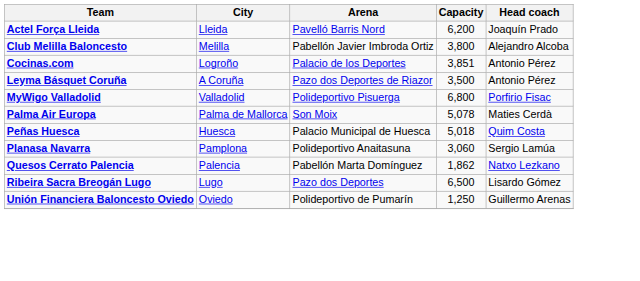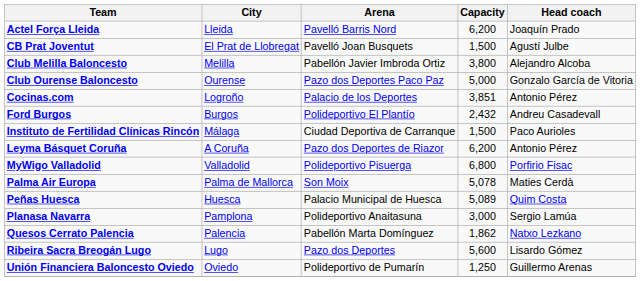+ row: (50, 47)
+ row: (72, 81)
+ row: (39, 115)
+ row: (103, 132)
(461, 81) 3,500 -> (482, 149) 6,200
(461, 132) 5,018 -> (482, 200) 5,089
(461, 149) 3,060 -> (482, 217) 3,000
(461, 183) 6,500 -> (482, 251) 5,600
